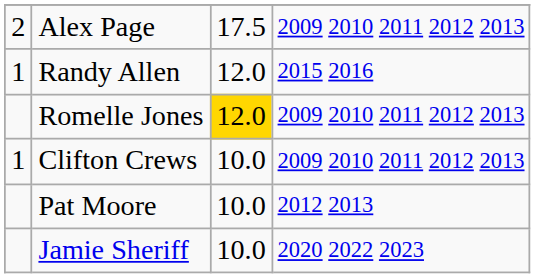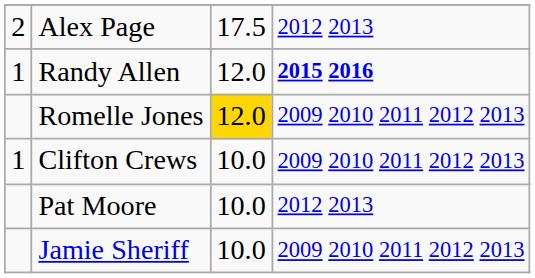(401, 26) 2009 2010 2011 2012 2013 -> (325, 26) 2012 2013
(325, 71) normal -> (325, 71) bold
(351, 250) 2020 2022 2023 -> (401, 250) 2009 2010 2011 2012 2013
